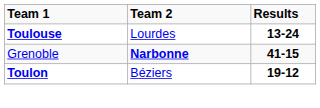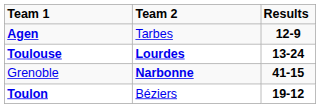+ row: (23, 34)
(153, 34) normal -> (160, 53) bold
